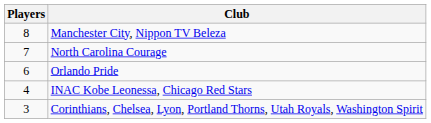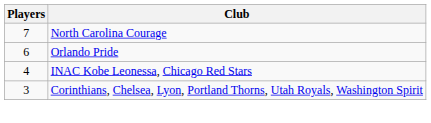- row: (138, 33)
